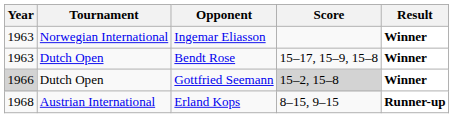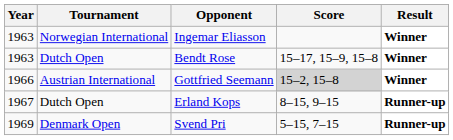(21, 80) lightgrey background -> (21, 80) no background
(72, 80) Dutch Open -> (98, 80) Austrian International
(21, 102) 1968 -> (21, 102) 1967
(98, 102) Austrian International -> (72, 102) Dutch Open
+ row: (200, 123)
